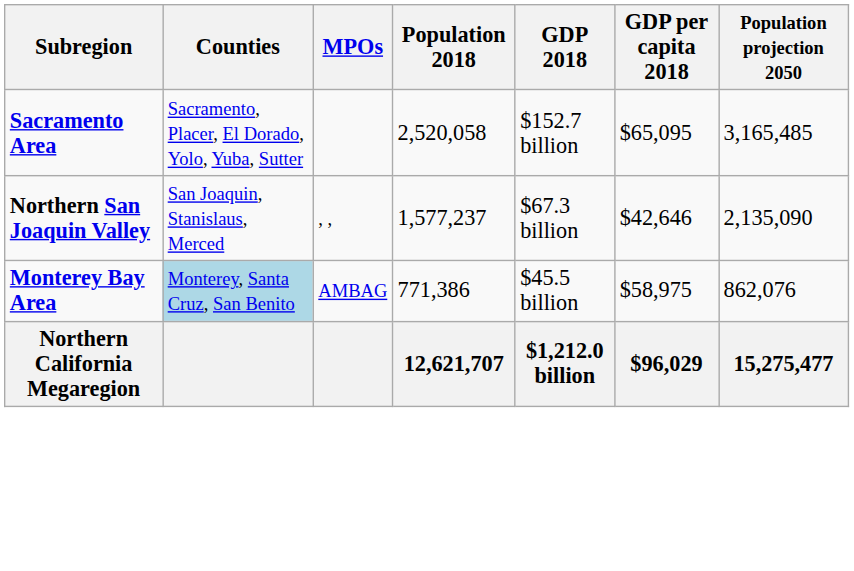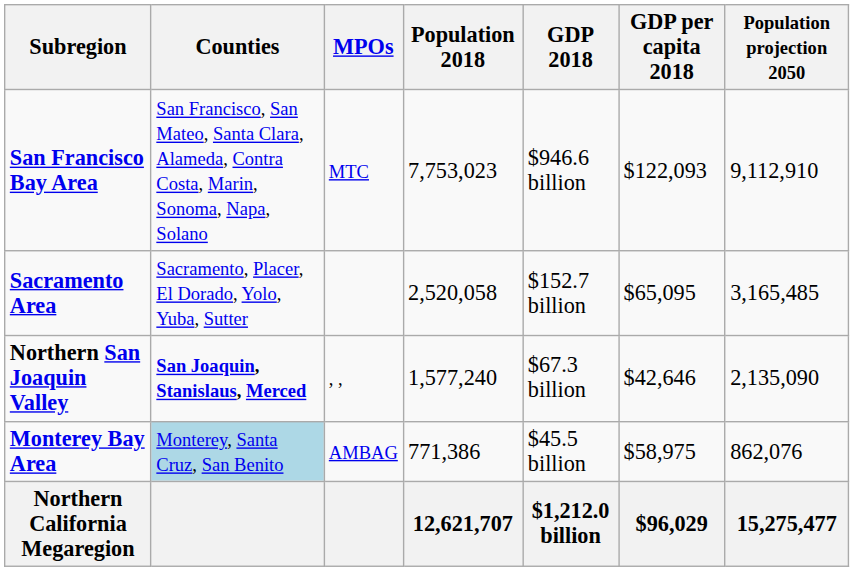+ row: (77, 169)
(215, 219) normal -> (231, 378) bold
(442, 217) 1,577,237 -> (453, 378) 1,577,240
